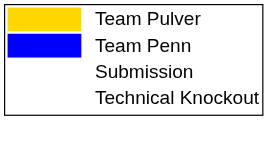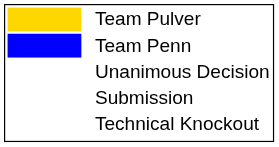+ row: (182, 71)
